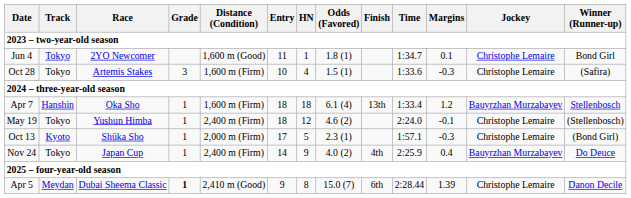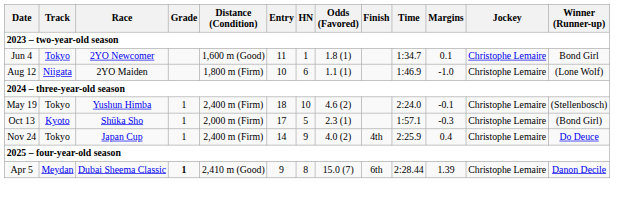+ row: (22, 72)
- row: (22, 72)
- row: (22, 105)
(306, 121) 12 -> (306, 105) 10
(516, 153) Bauyrzhan Murzabayev -> (507, 137) Christophe Lemaire
